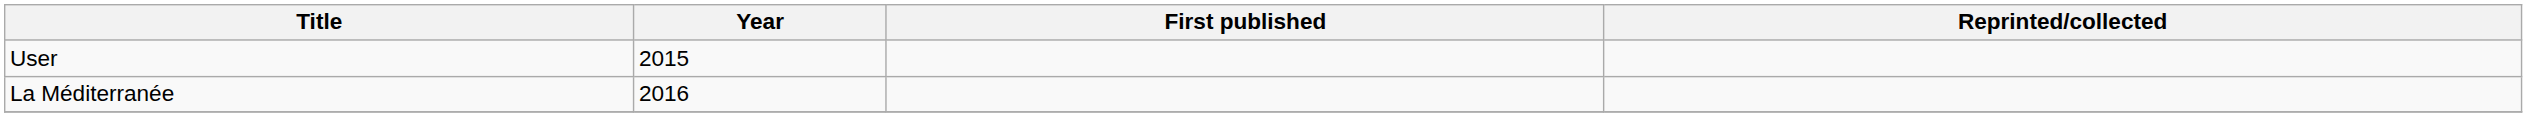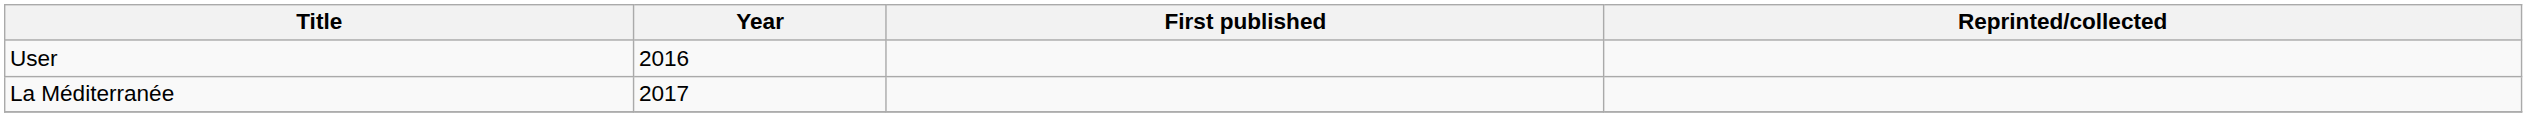(664, 58) 2015 -> (664, 58) 2016
(664, 93) 2016 -> (664, 93) 2017
